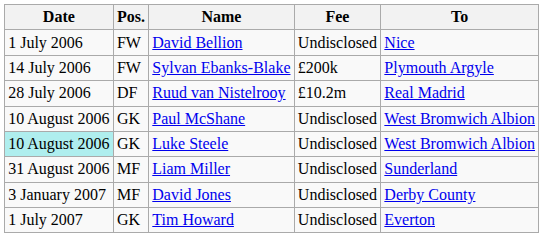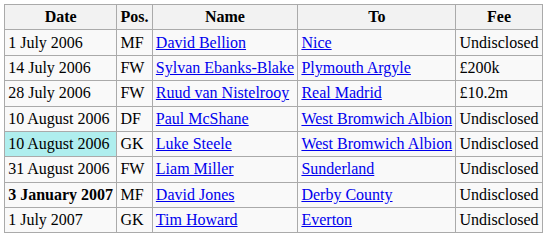columns swapped: (460, 17) <-> (337, 17)
(129, 42) FW -> (132, 42) MF
(127, 93) DF -> (132, 93) FW
(128, 118) GK -> (131, 118) DF
(128, 169) MF -> (132, 169) FW
(57, 194) normal -> (61, 194) bold
